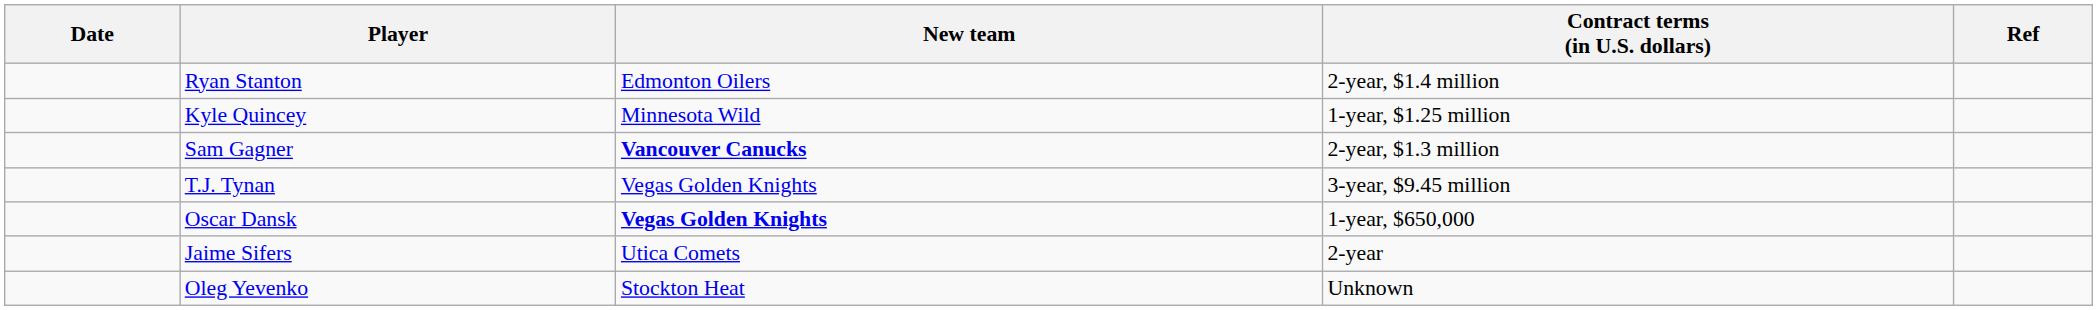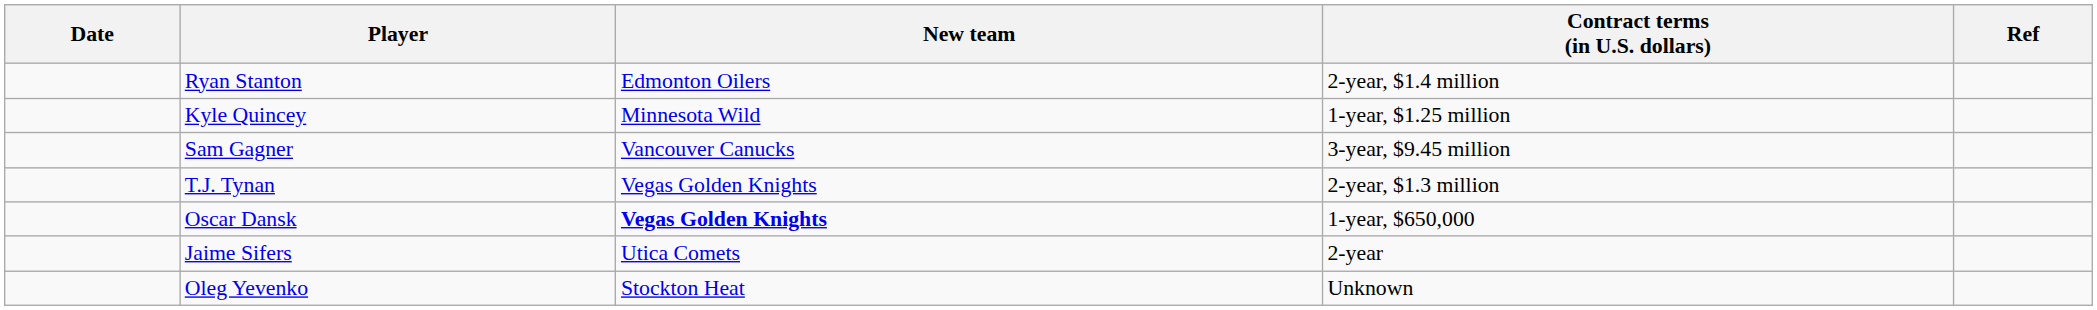(714, 149) bold -> (708, 149) normal
(1413, 149) 2-year, $1.3 million -> (1419, 149) 3-year, $9.45 million
(1419, 184) 3-year, $9.45 million -> (1413, 184) 2-year, $1.3 million
